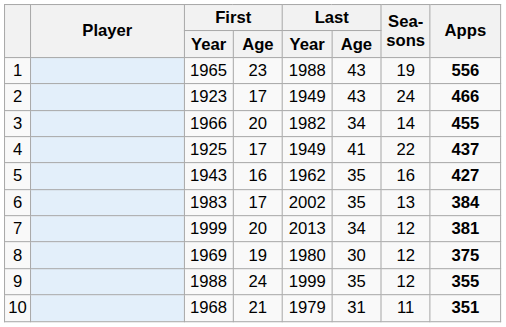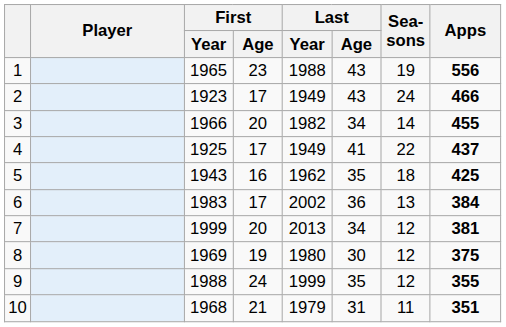(406, 176) 16 -> (406, 176) 18
(465, 176) 427 -> (465, 176) 425
(356, 202) 35 -> (356, 202) 36
